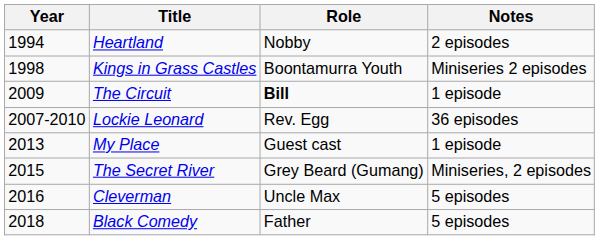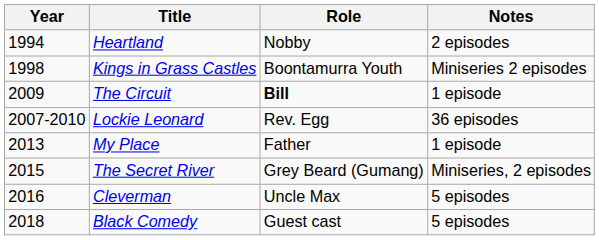(302, 145) Guest cast -> (287, 145) Father
(287, 222) Father -> (302, 222) Guest cast
